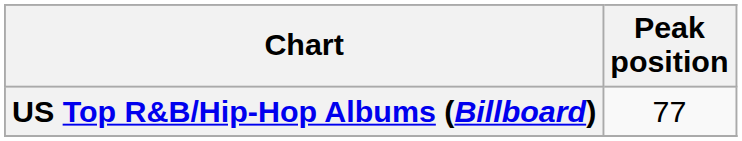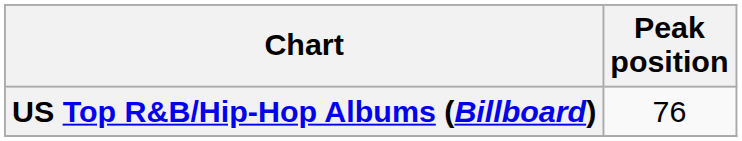(669, 111) 77 -> (669, 111) 76
